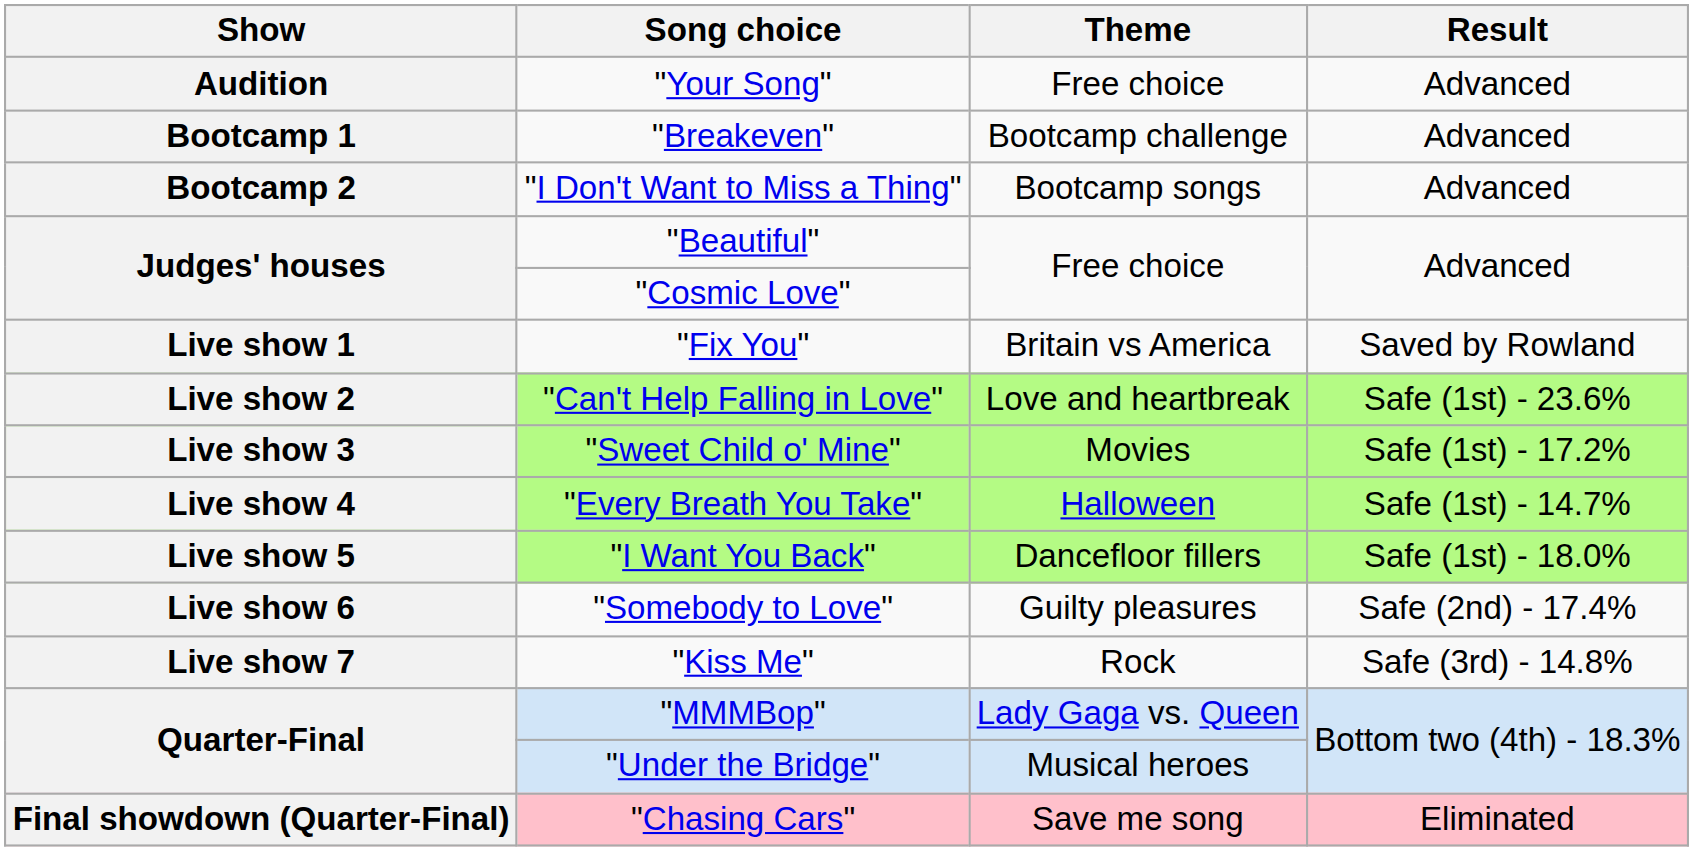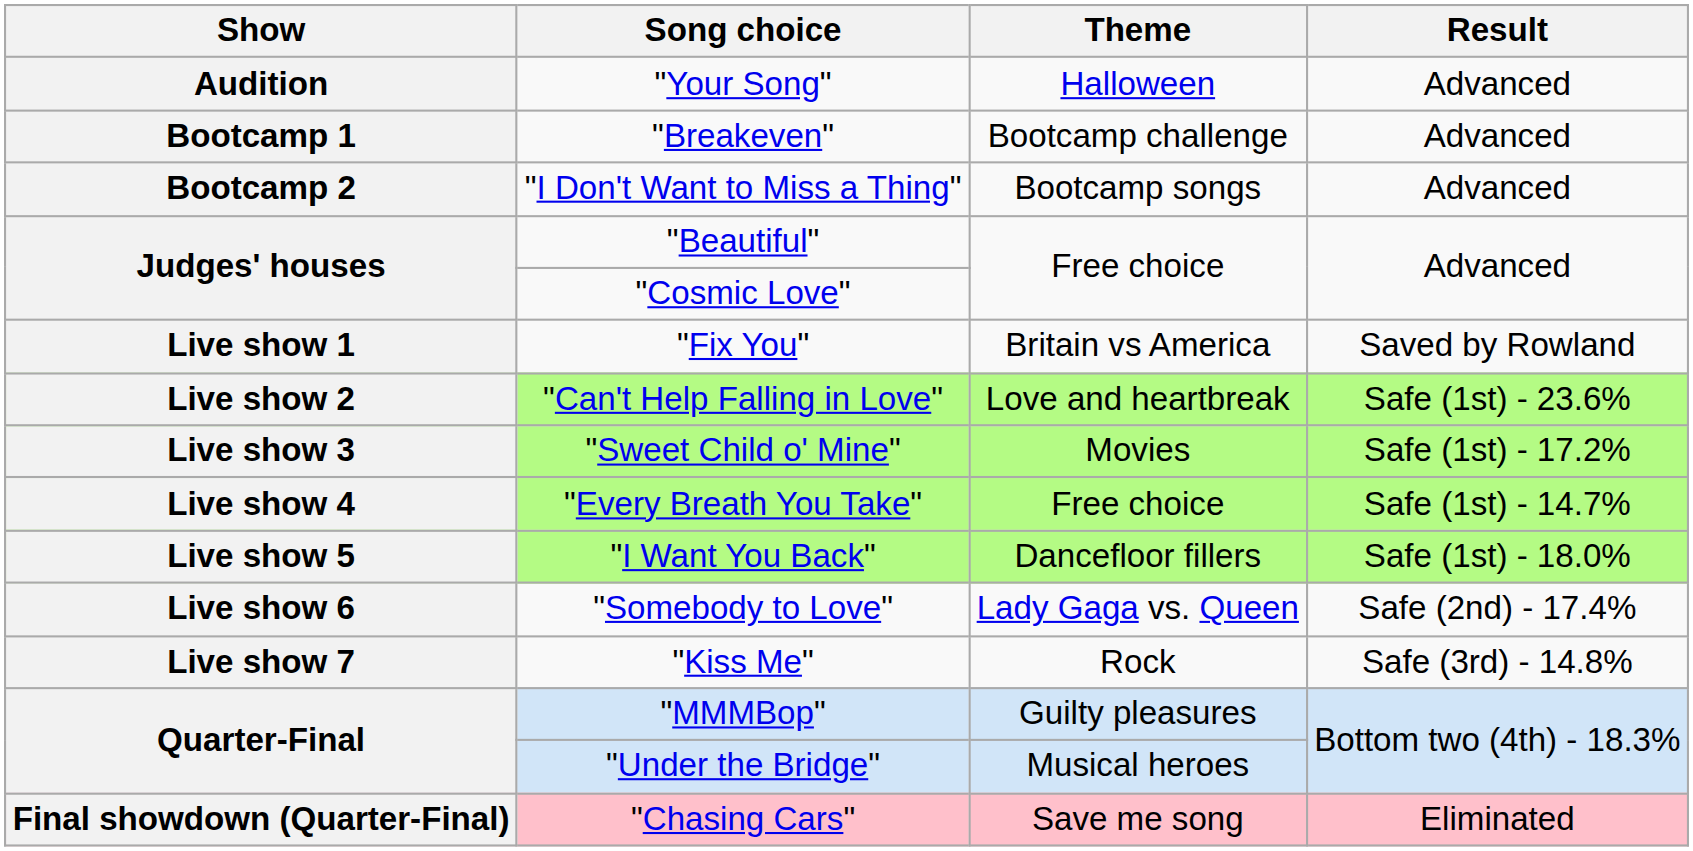(1138, 83) Free choice -> (1138, 83) Halloween
(1138, 503) Halloween -> (1138, 503) Free choice
(1138, 608) Guilty pleasures -> (1138, 608) Lady Gaga vs. Queen
(1138, 713) Lady Gaga vs. Queen -> (1138, 713) Guilty pleasures
